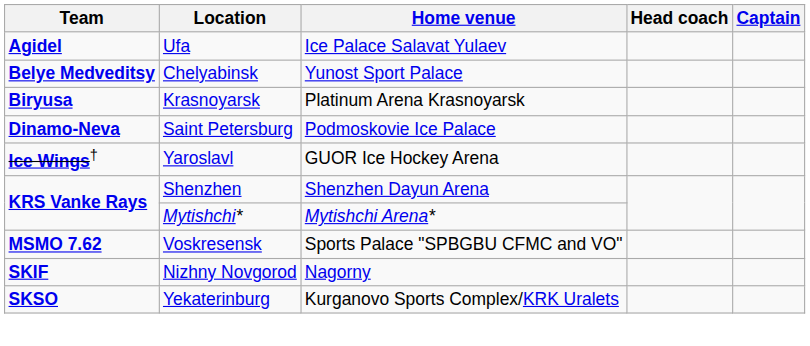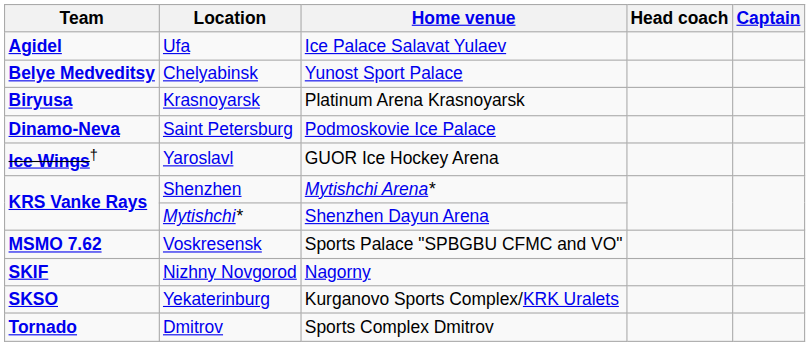(397, 188) Shenzhen Dayun Arena -> (370, 188) Mytishchi Arena*
(370, 216) Mytishchi Arena* -> (397, 216) Shenzhen Dayun Arena
+ row: (193, 327)
